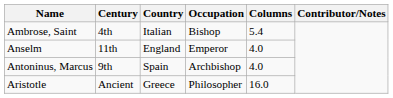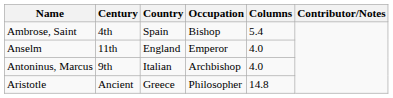(157, 31) Italian -> (156, 31) Spain
(156, 66) Spain -> (157, 66) Italian
(259, 84) 16.0 -> (259, 84) 14.8
